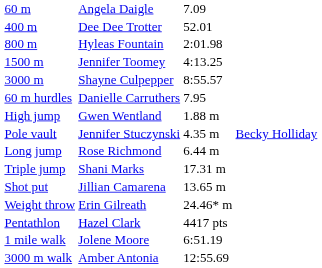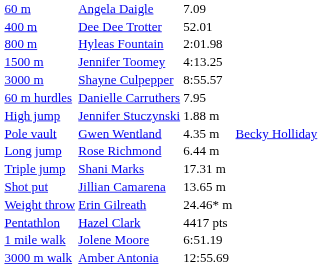(120, 115) Gwen Wentland -> (129, 115) Jennifer Stuczynski
(129, 133) Jennifer Stuczynski -> (120, 133) Gwen Wentland
